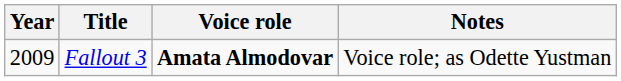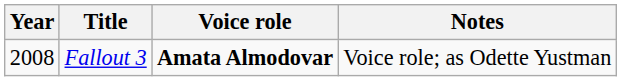(32, 57) 2009 -> (32, 57) 2008
